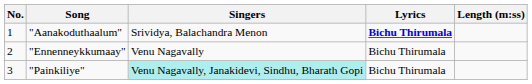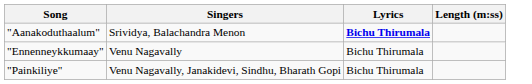- column: (15, 14)
(247, 70) paleturquoise background -> (225, 70) no background
